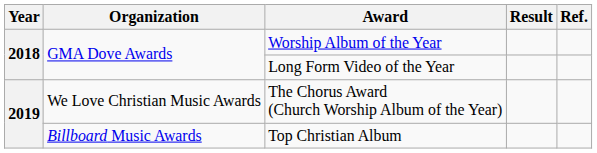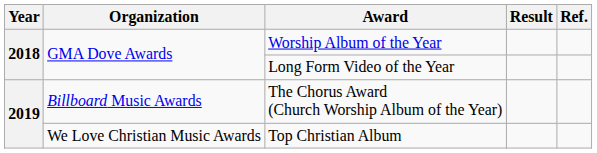(154, 101) We Love Christian Music Awards -> (124, 101) Billboard Music Awards
(124, 135) Billboard Music Awards -> (154, 135) We Love Christian Music Awards
